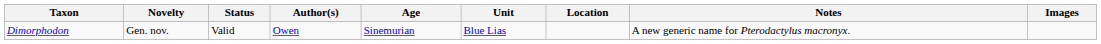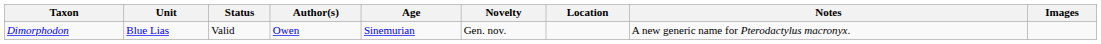columns swapped: (166, 13) <-> (503, 13)
